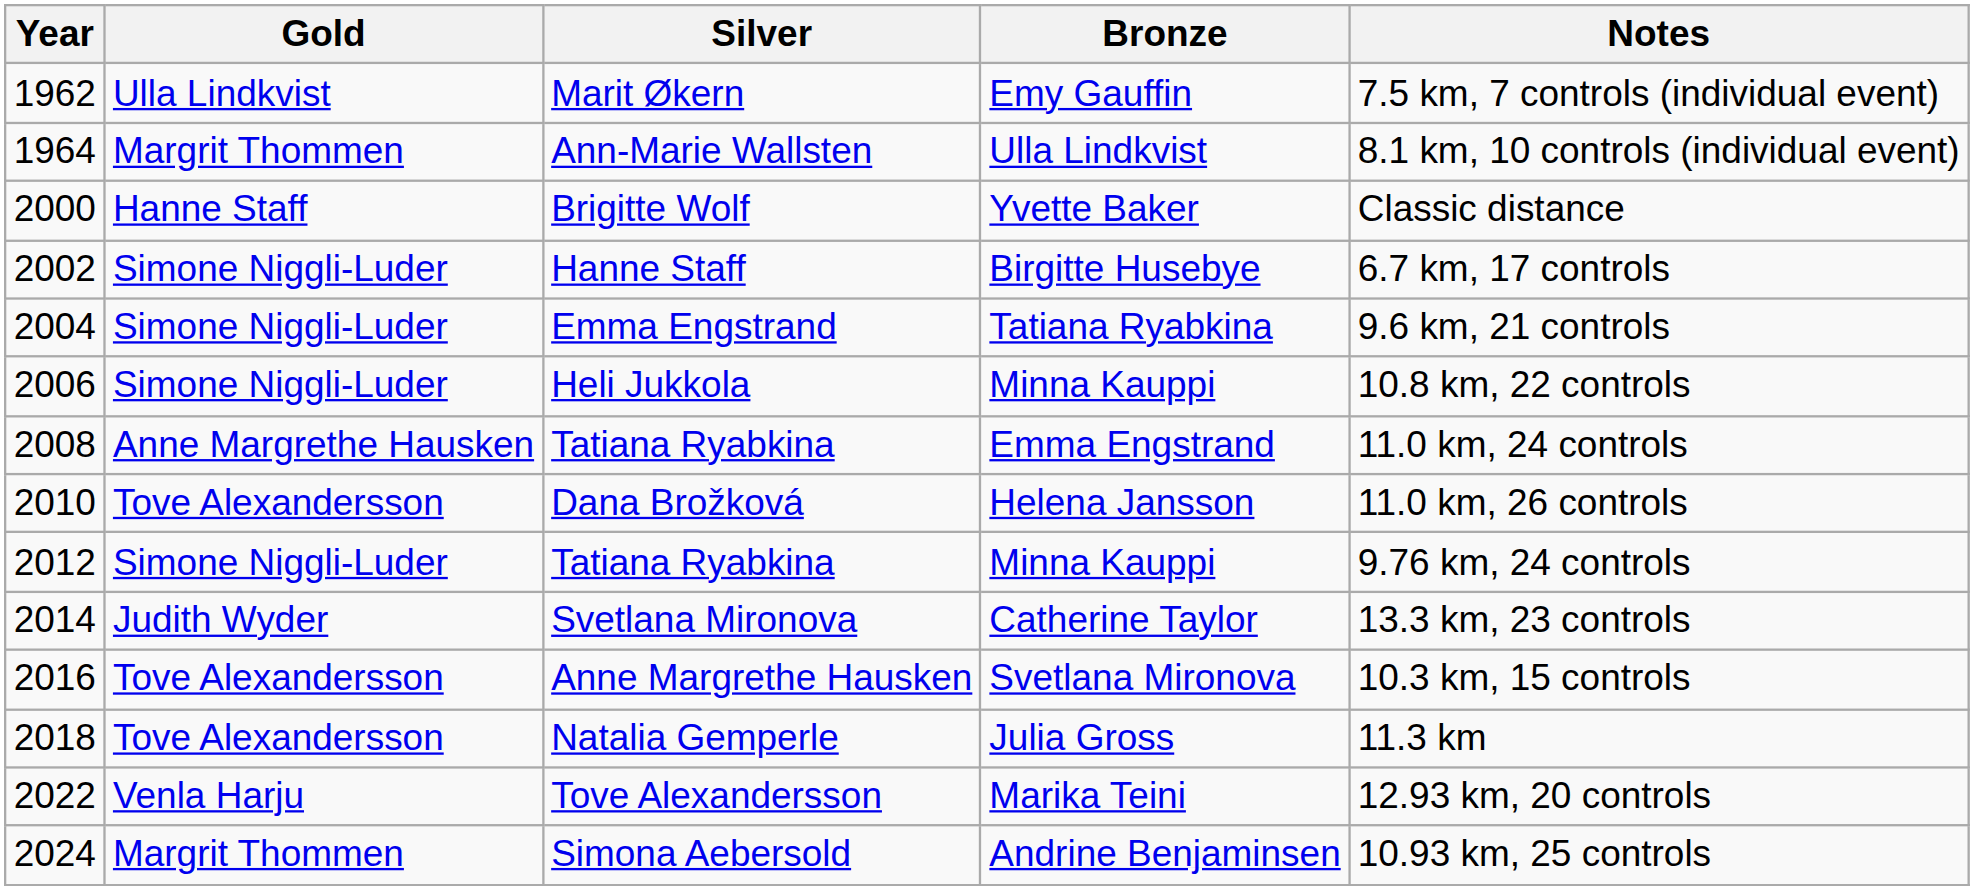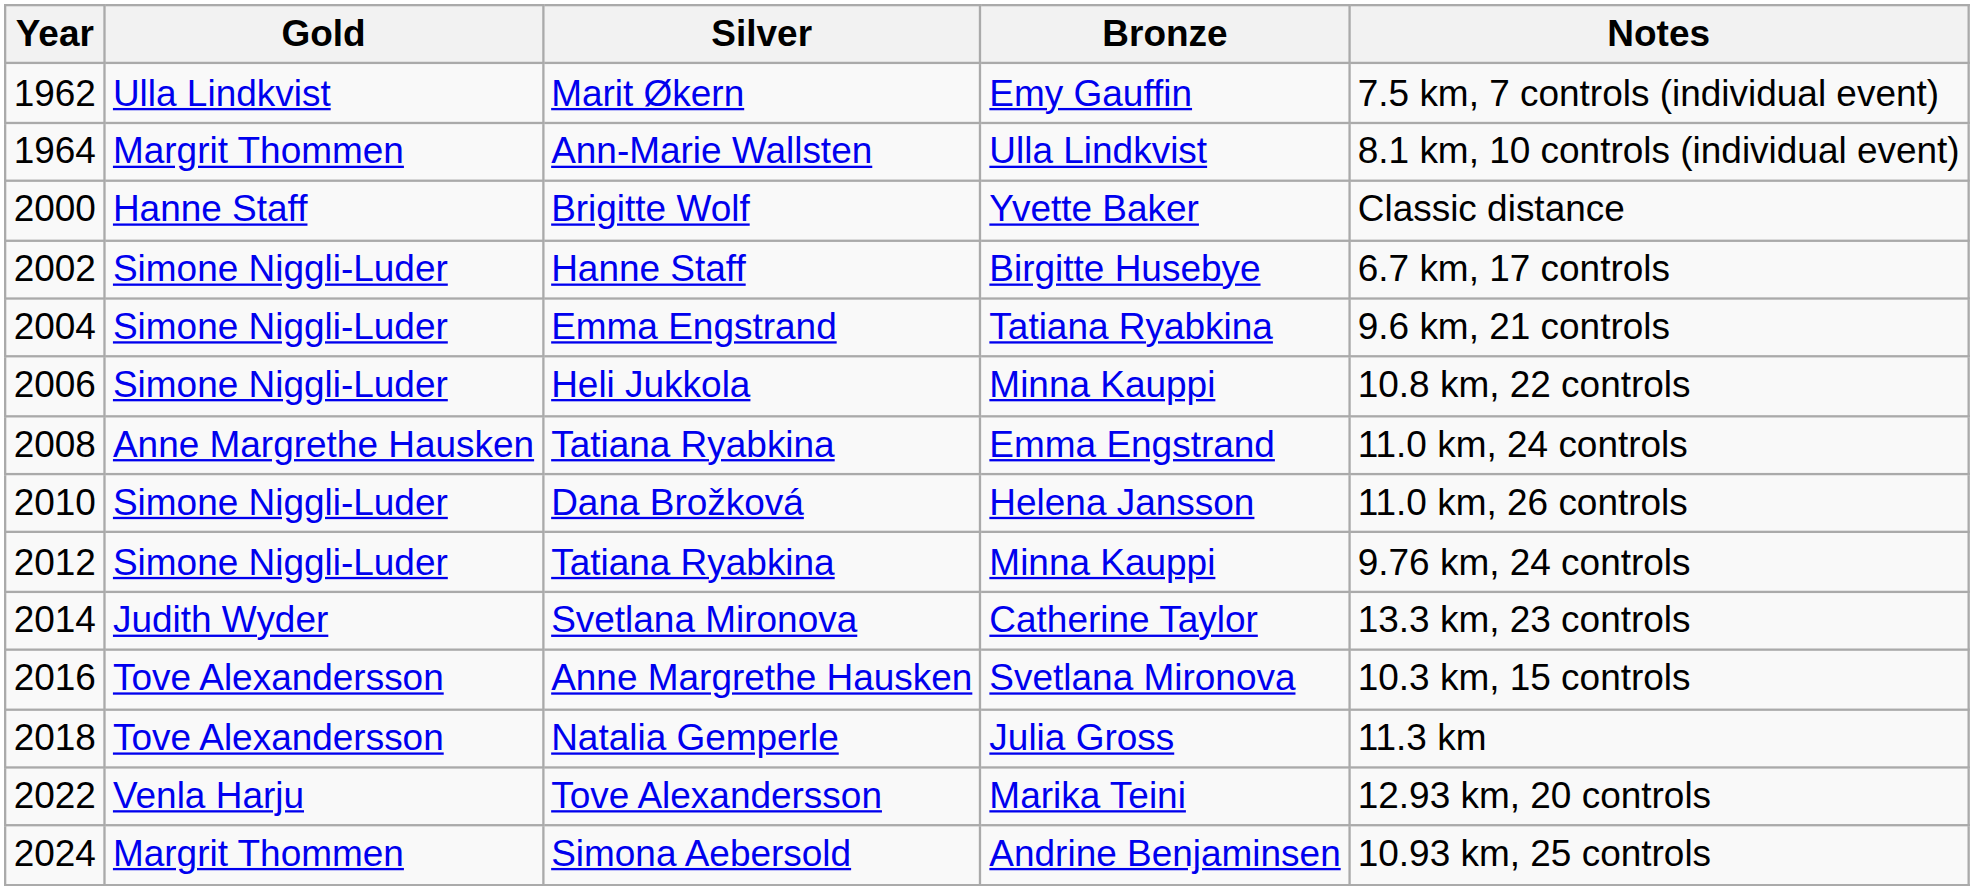(278, 502) Tove Alexandersson -> (280, 502) Simone Niggli-Luder
